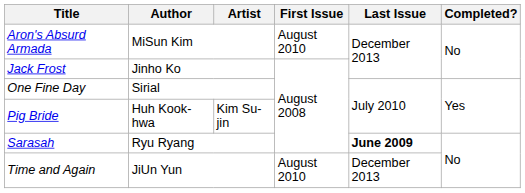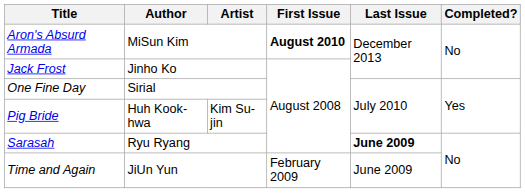(297, 41) normal -> (307, 41) bold
(297, 170) August 2010 -> (295, 170) February 2009
(381, 170) December 2013 -> (383, 170) June 2009
